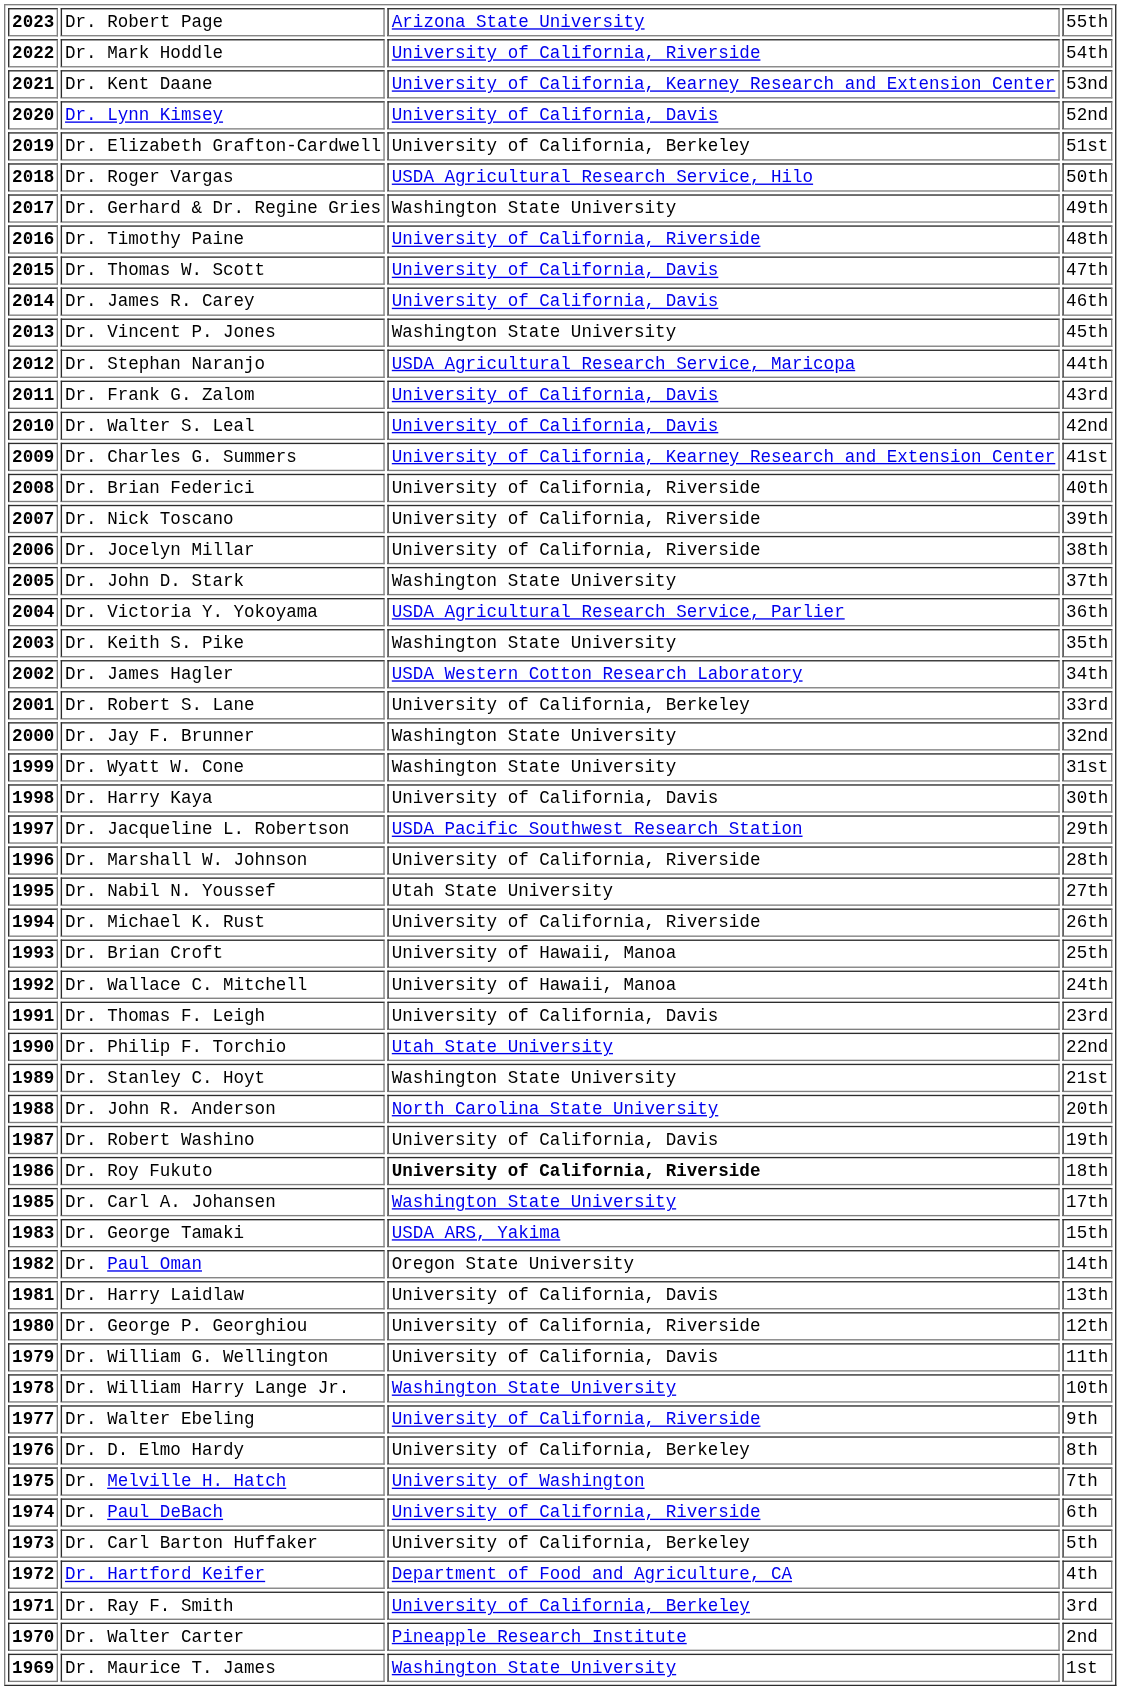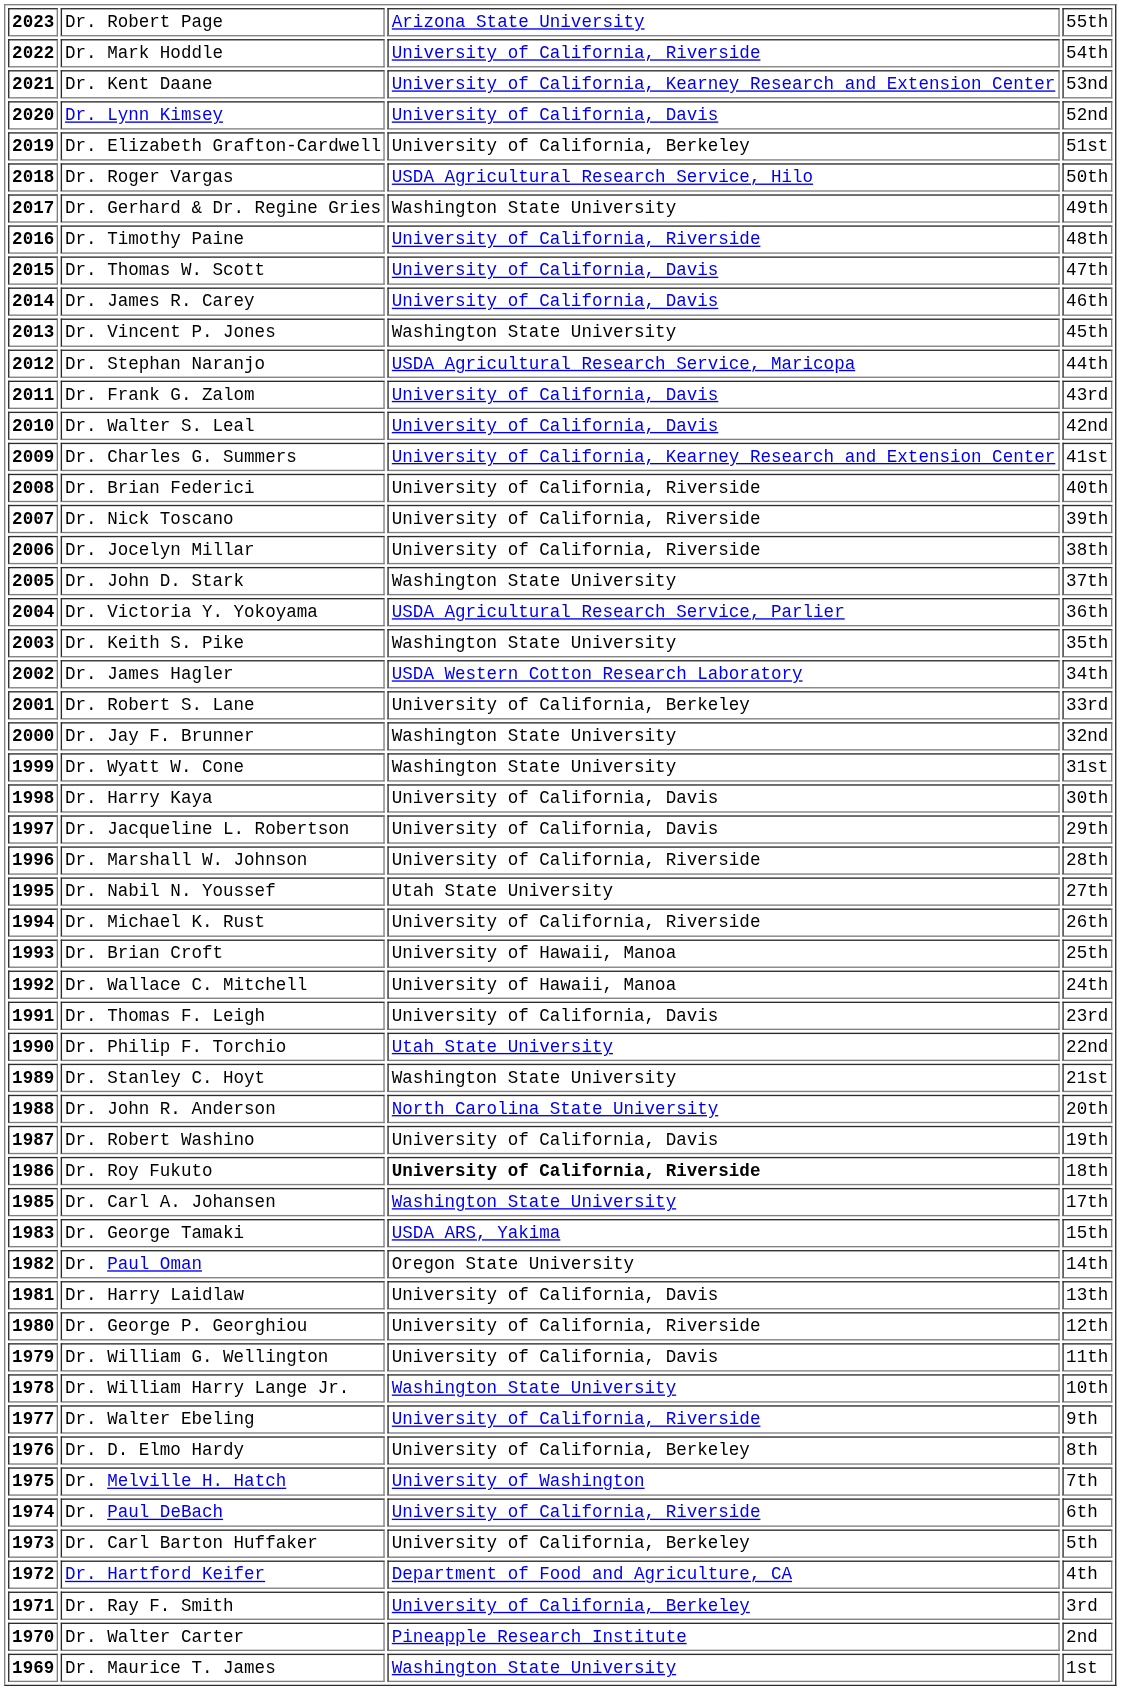(597, 830) USDA Pacific Southwest Research Station -> (555, 830) University of California, Davis
